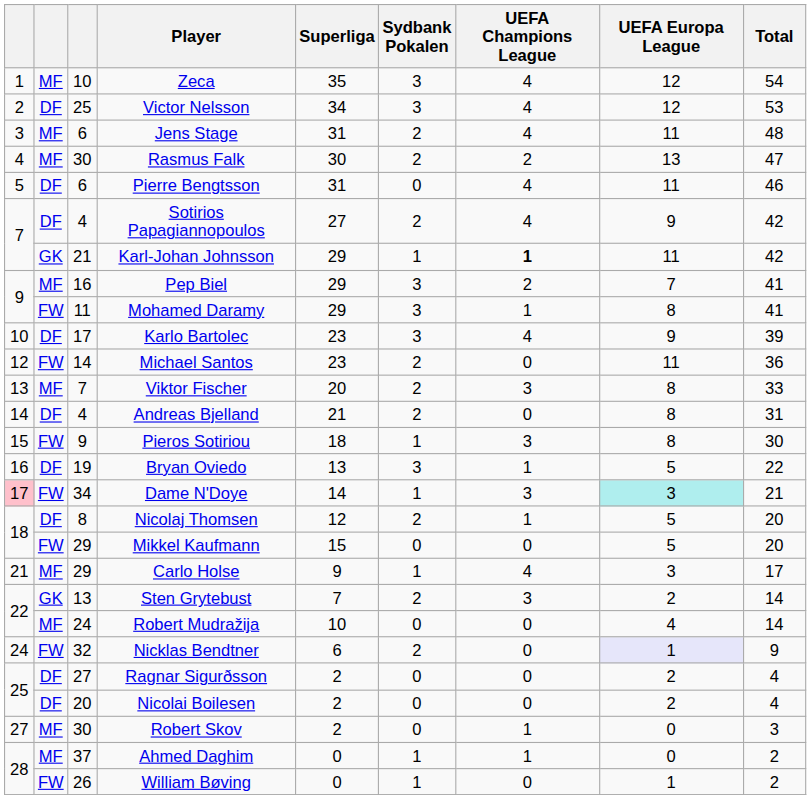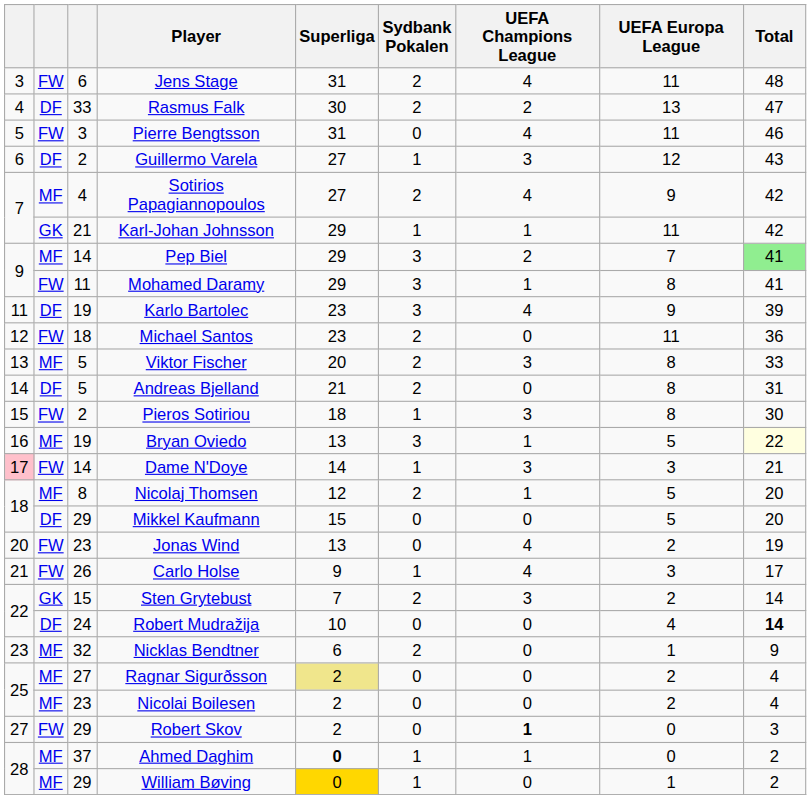- row: (196, 81)
- row: (196, 107)
(51, 134) MF -> (51, 81) FW
(51, 160) MF -> (51, 107) DF
(82, 160) 30 -> (82, 107) 33
(51, 186) DF -> (51, 134) FW
(82, 186) 6 -> (82, 134) 3
+ row: (196, 160)
(51, 222) DF -> (51, 195) MF
(527, 257) bold -> (527, 231) normal
(82, 283) 16 -> (82, 257) 14
(774, 283) no background -> (774, 257) lightgreen background
(19, 336) 10 -> (19, 309) 11
(82, 336) 17 -> (82, 309) 19
(82, 362) 14 -> (82, 336) 18
(82, 388) 7 -> (82, 362) 5
(82, 414) 4 -> (82, 388) 5
(82, 441) 9 -> (82, 414) 2
(51, 467) DF -> (51, 441) MF
(774, 467) no background -> (774, 441) lightyellow background
(82, 493) 34 -> (82, 467) 14
(671, 493) paleturquoise background -> (671, 467) no background
(51, 519) DF -> (51, 493) MF
(51, 546) FW -> (51, 519) DF
+ row: (196, 546)
(51, 572) MF -> (51, 572) FW
(82, 572) 29 -> (82, 572) 26
(82, 598) 13 -> (82, 598) 15
(51, 624) MF -> (51, 624) DF
(774, 624) normal -> (774, 624) bold
(19, 650) 24 -> (19, 650) 23
(51, 650) FW -> (51, 650) MF
(671, 650) lavender background -> (671, 650) no background
(51, 677) DF -> (51, 677) MF
(337, 677) no background -> (337, 677) khaki background
(51, 703) DF -> (51, 703) MF
(82, 703) 20 -> (82, 703) 23
(51, 729) MF -> (51, 729) FW
(82, 729) 30 -> (82, 729) 29
(527, 729) normal -> (527, 729) bold
(337, 755) normal -> (337, 755) bold
(51, 782) FW -> (51, 782) MF
(82, 782) 26 -> (82, 782) 29
(337, 782) no background -> (337, 782) gold background
